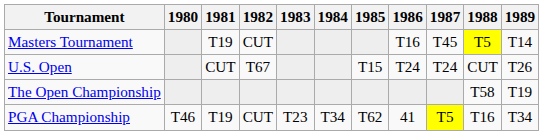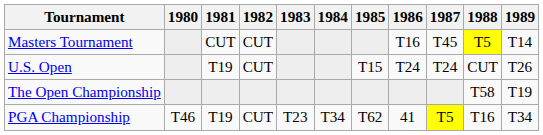(220, 42) T19 -> (220, 42) CUT
(220, 67) CUT -> (220, 67) T19
(258, 67) T67 -> (258, 67) CUT
